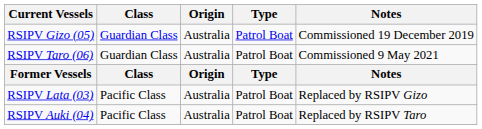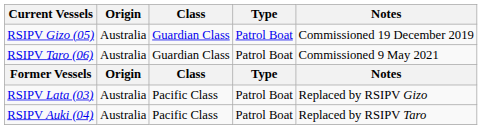columns swapped: (207, 14) <-> (139, 14)
